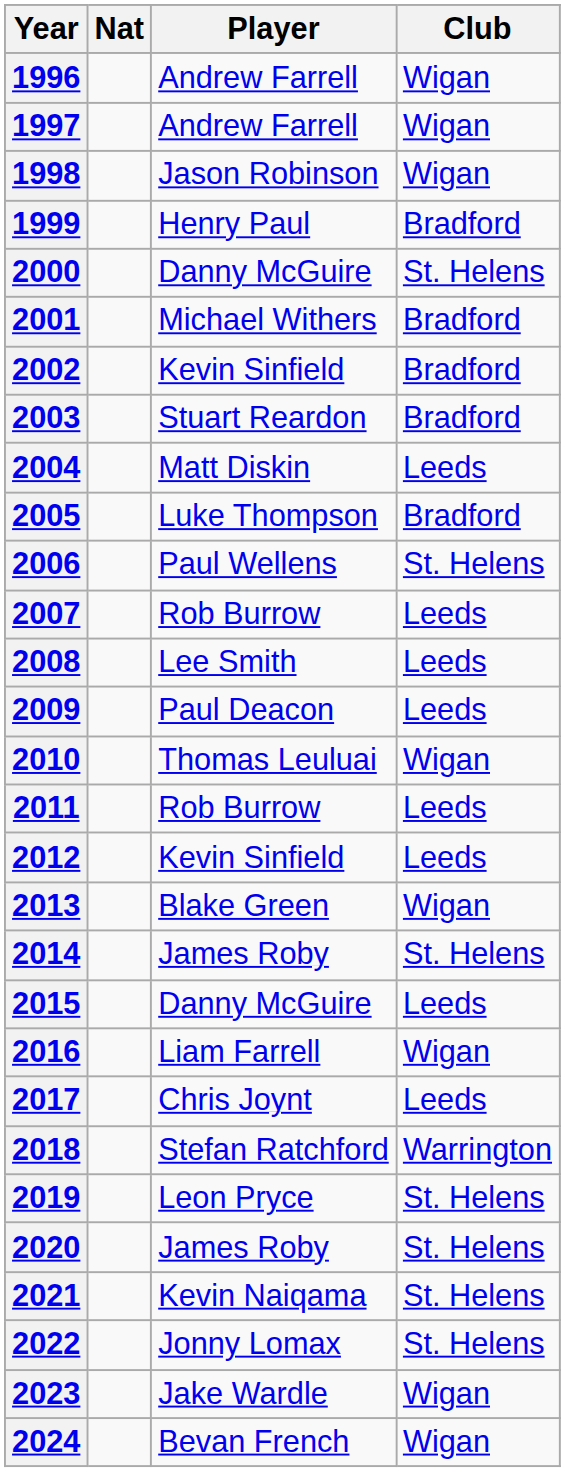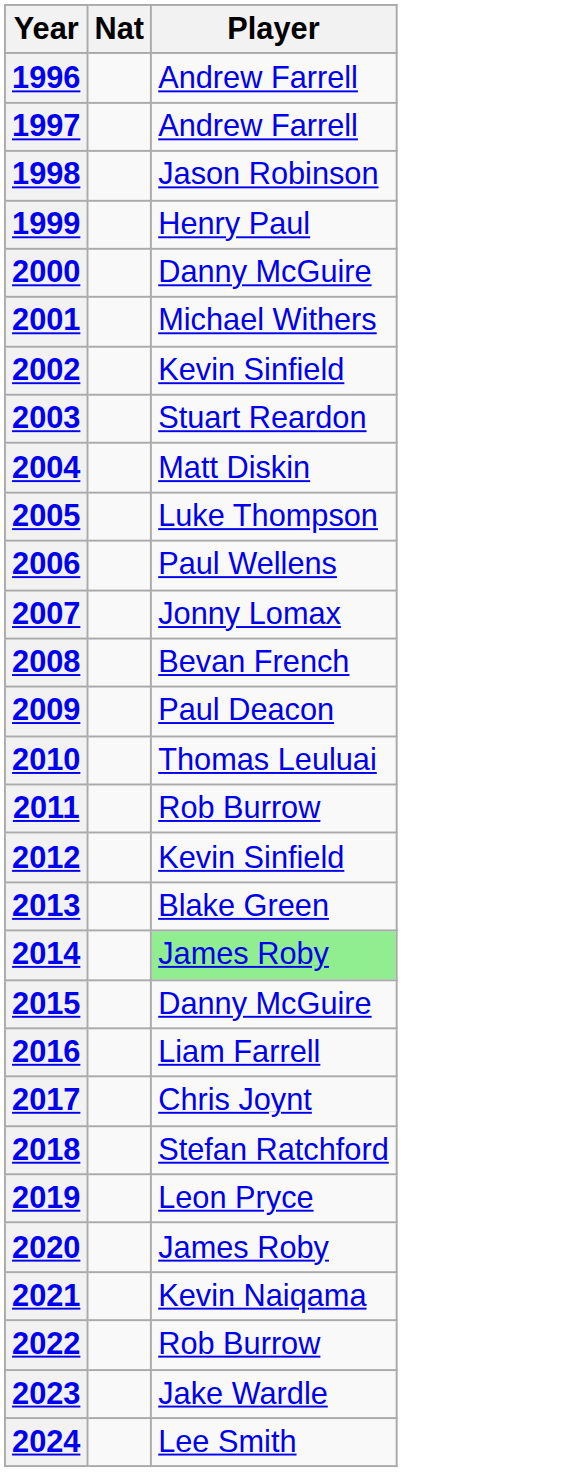- column: (477, 28)
(239, 613) Rob Burrow -> (250, 613) Jonny Lomax
(227, 662) Lee Smith -> (254, 662) Bevan French
(244, 954) no background -> (244, 954) lightgreen background
(250, 1344) Jonny Lomax -> (239, 1344) Rob Burrow
(254, 1441) Bevan French -> (227, 1441) Lee Smith
